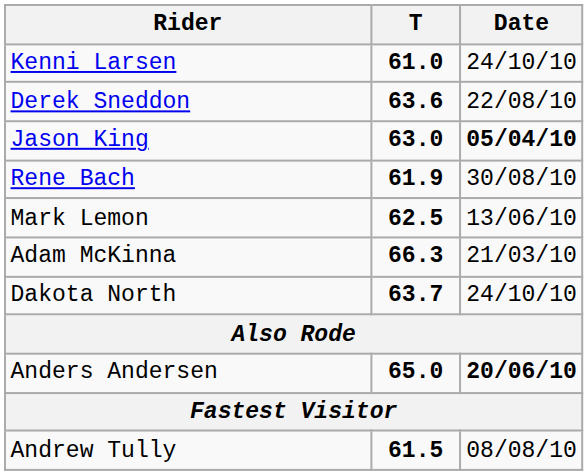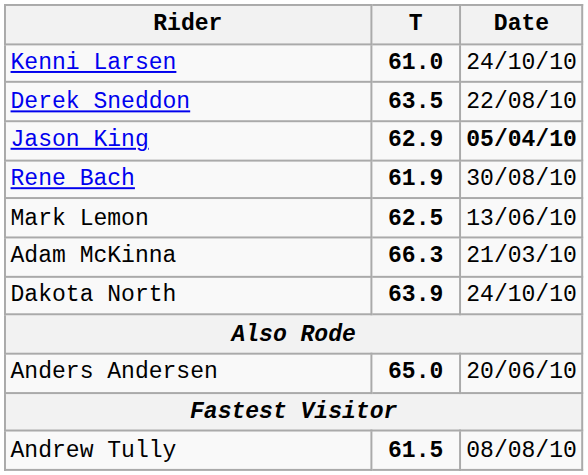(416, 101) 63.6 -> (416, 101) 63.5
(416, 140) 63.0 -> (416, 140) 62.9
(416, 295) 63.7 -> (416, 295) 63.9
(522, 373) bold -> (522, 373) normal
